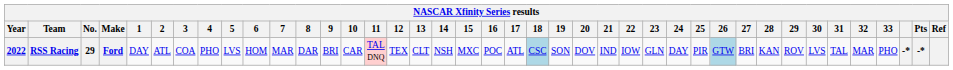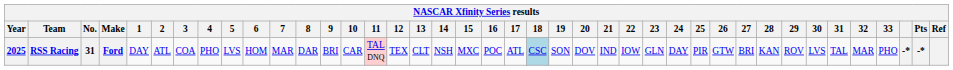(16, 51) 2022 -> (16, 51) 2025
(90, 51) 29 -> (90, 51) 31
(723, 51) lightblue background -> (723, 51) no background
